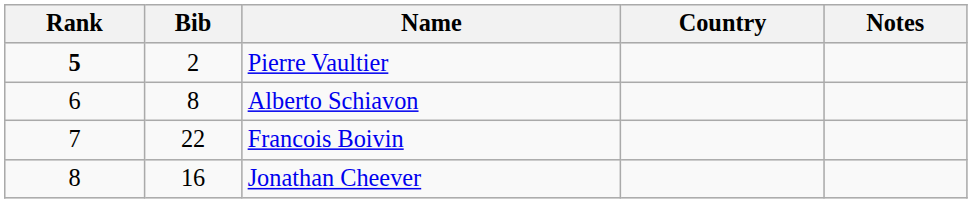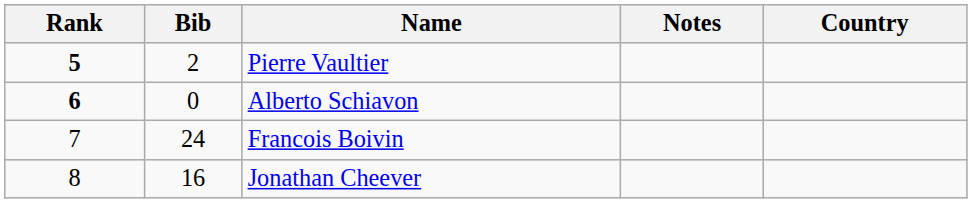columns swapped: (723, 23) <-> (895, 23)
(74, 100) normal -> (74, 100) bold
(193, 100) 8 -> (193, 100) 0
(193, 139) 22 -> (193, 139) 24
